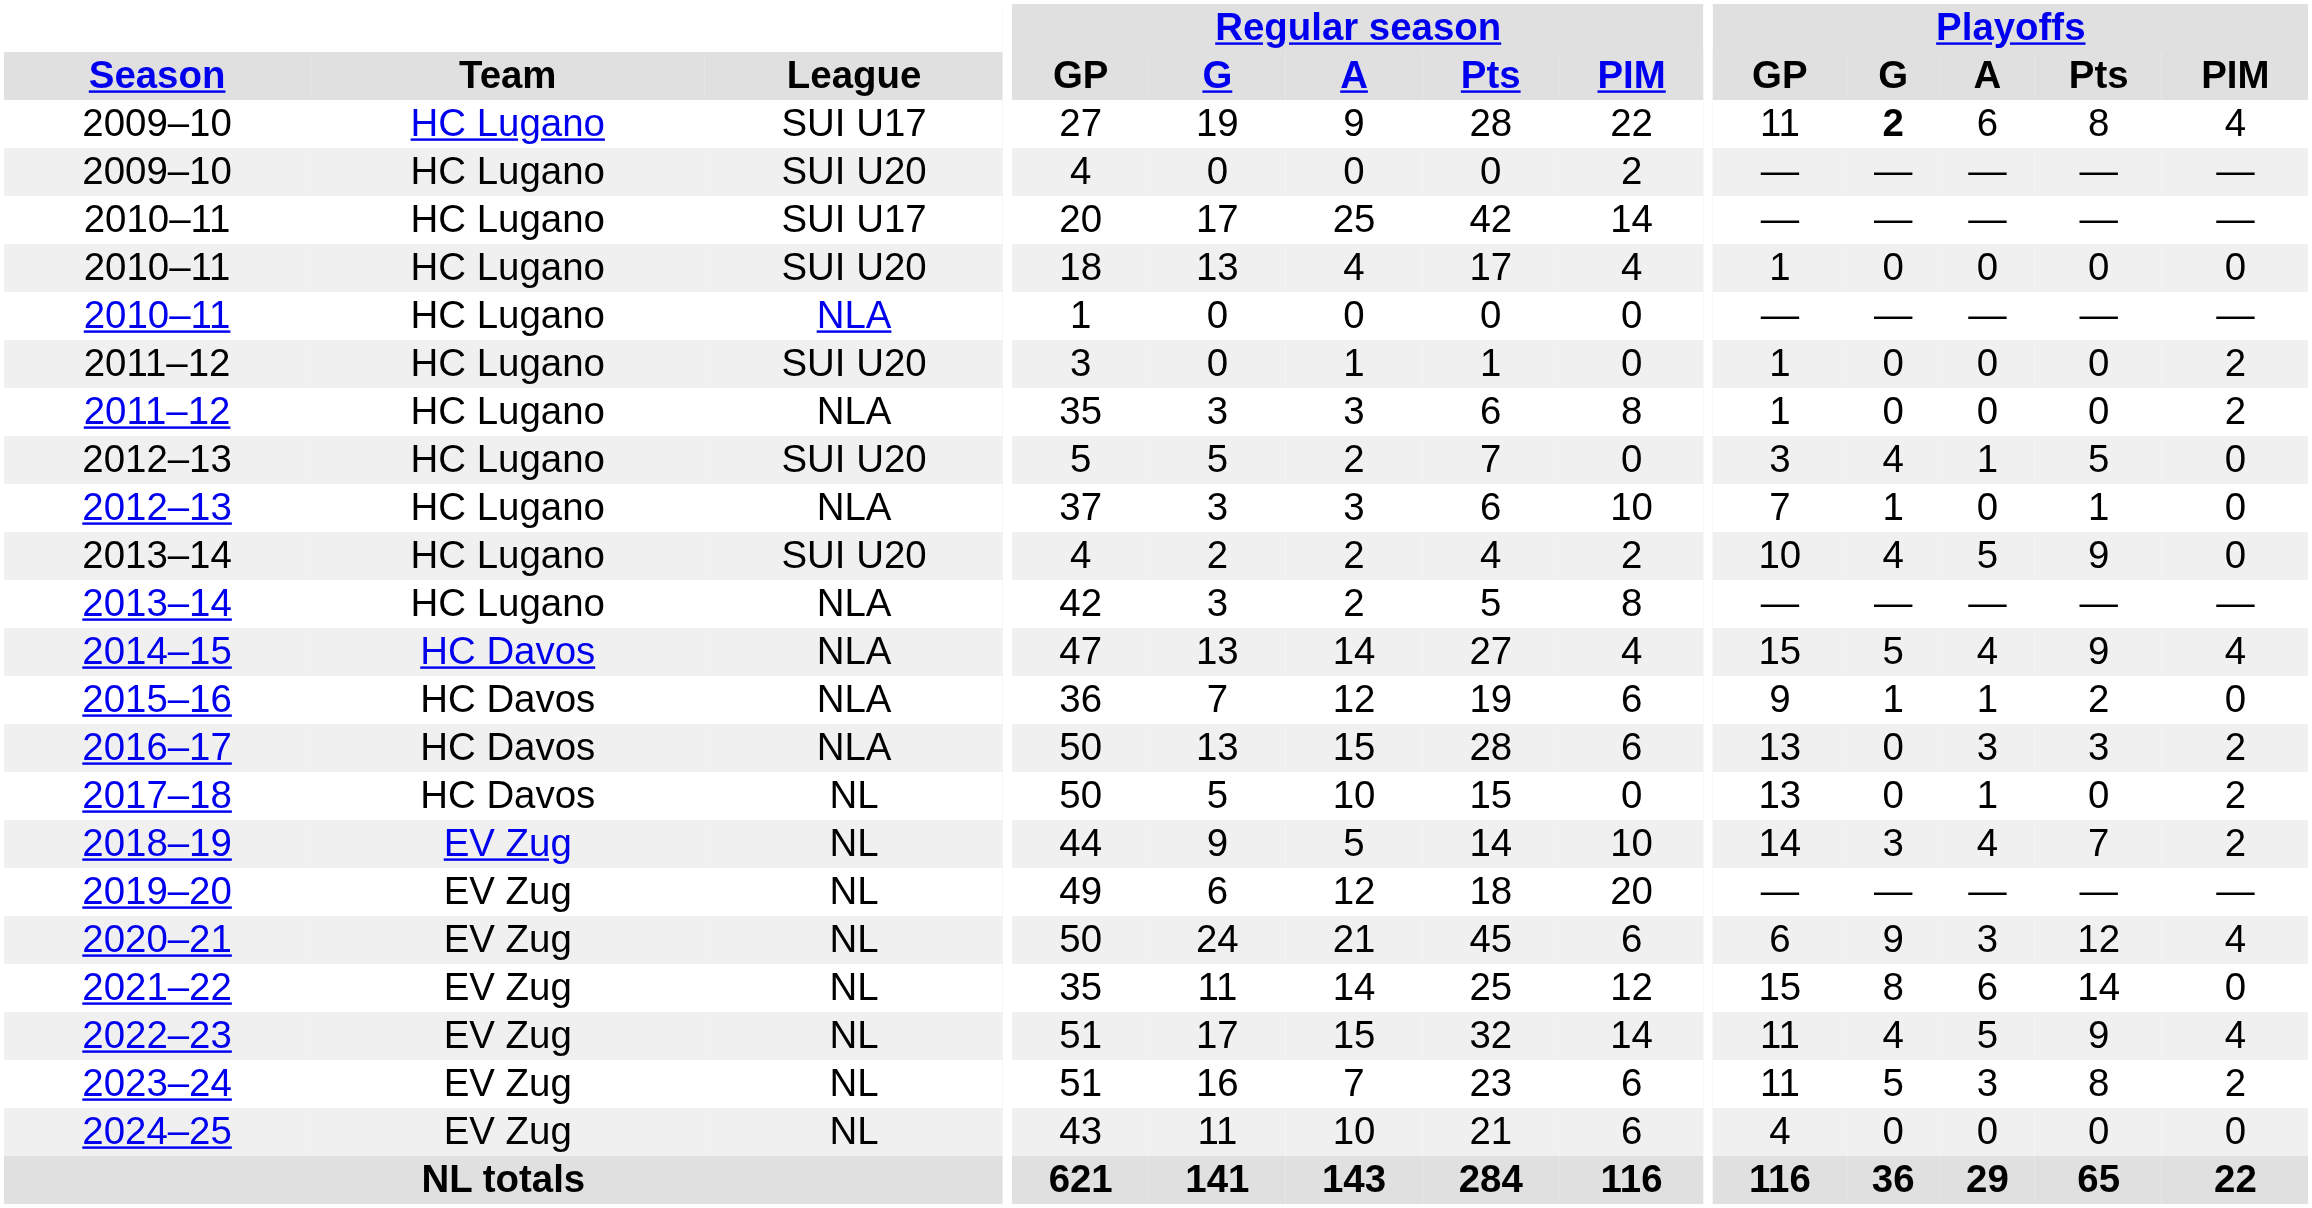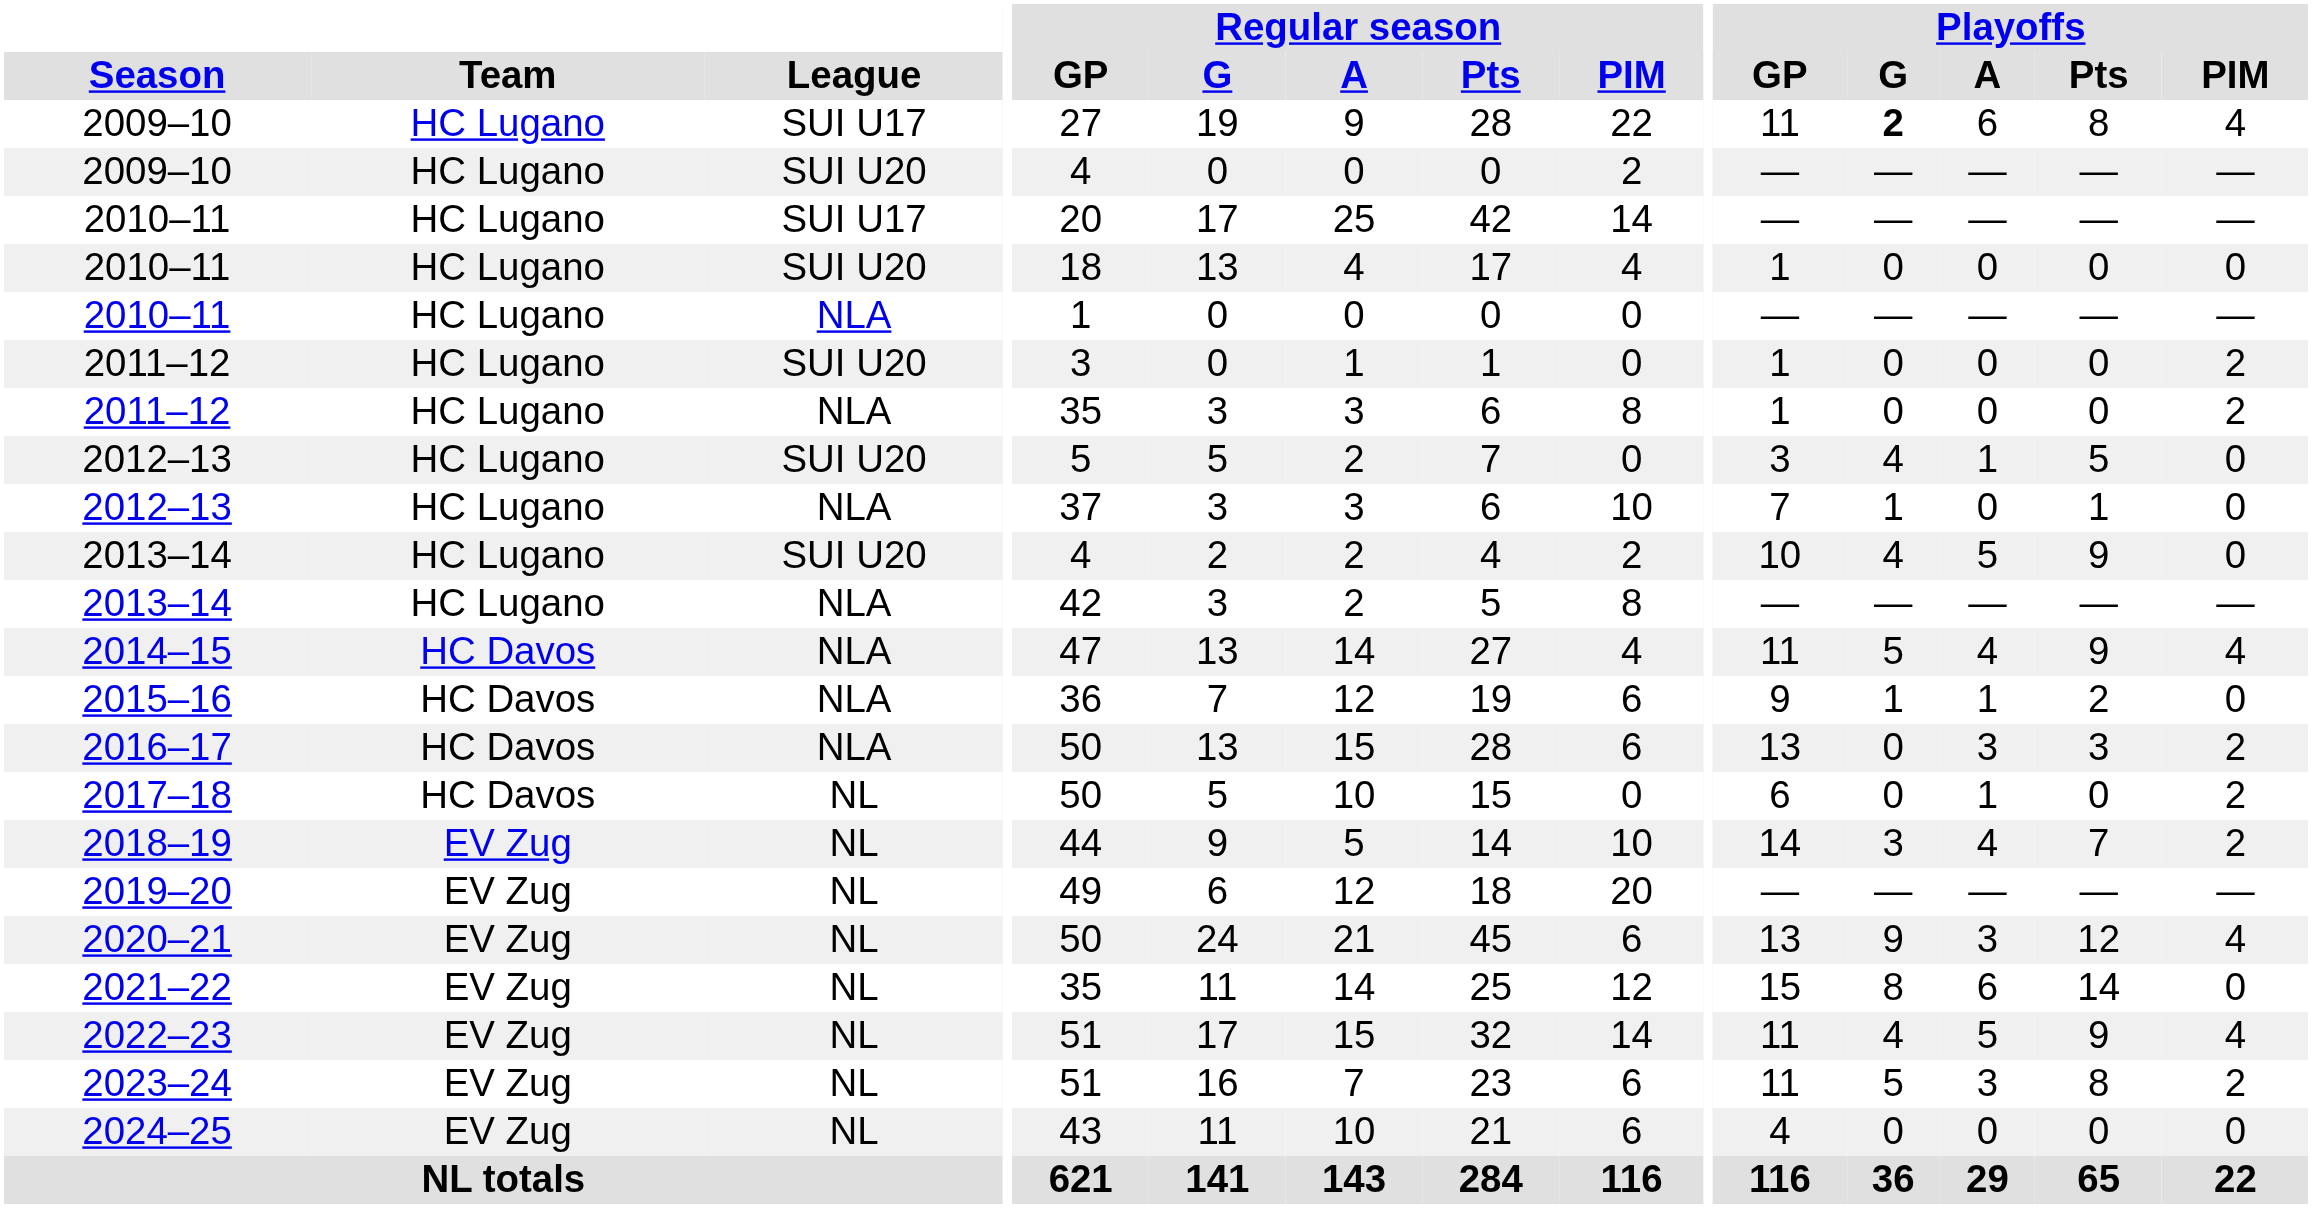(1780, 651) 15 -> (1780, 651) 11
(1780, 795) 13 -> (1780, 795) 6
(1780, 939) 6 -> (1780, 939) 13
